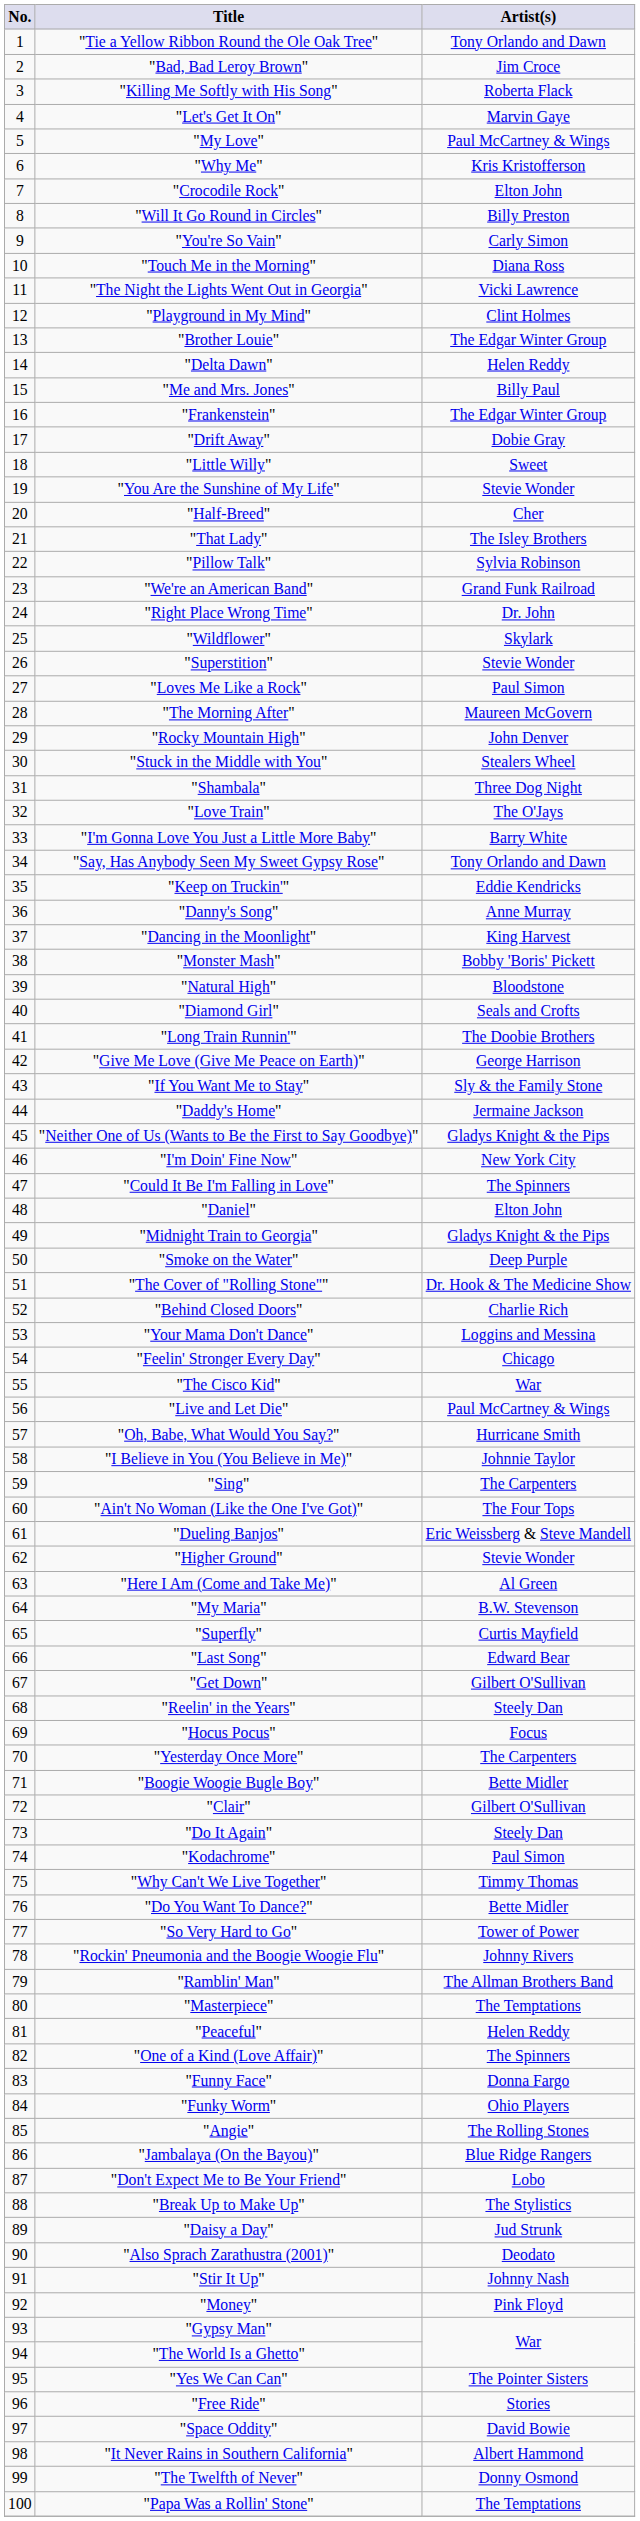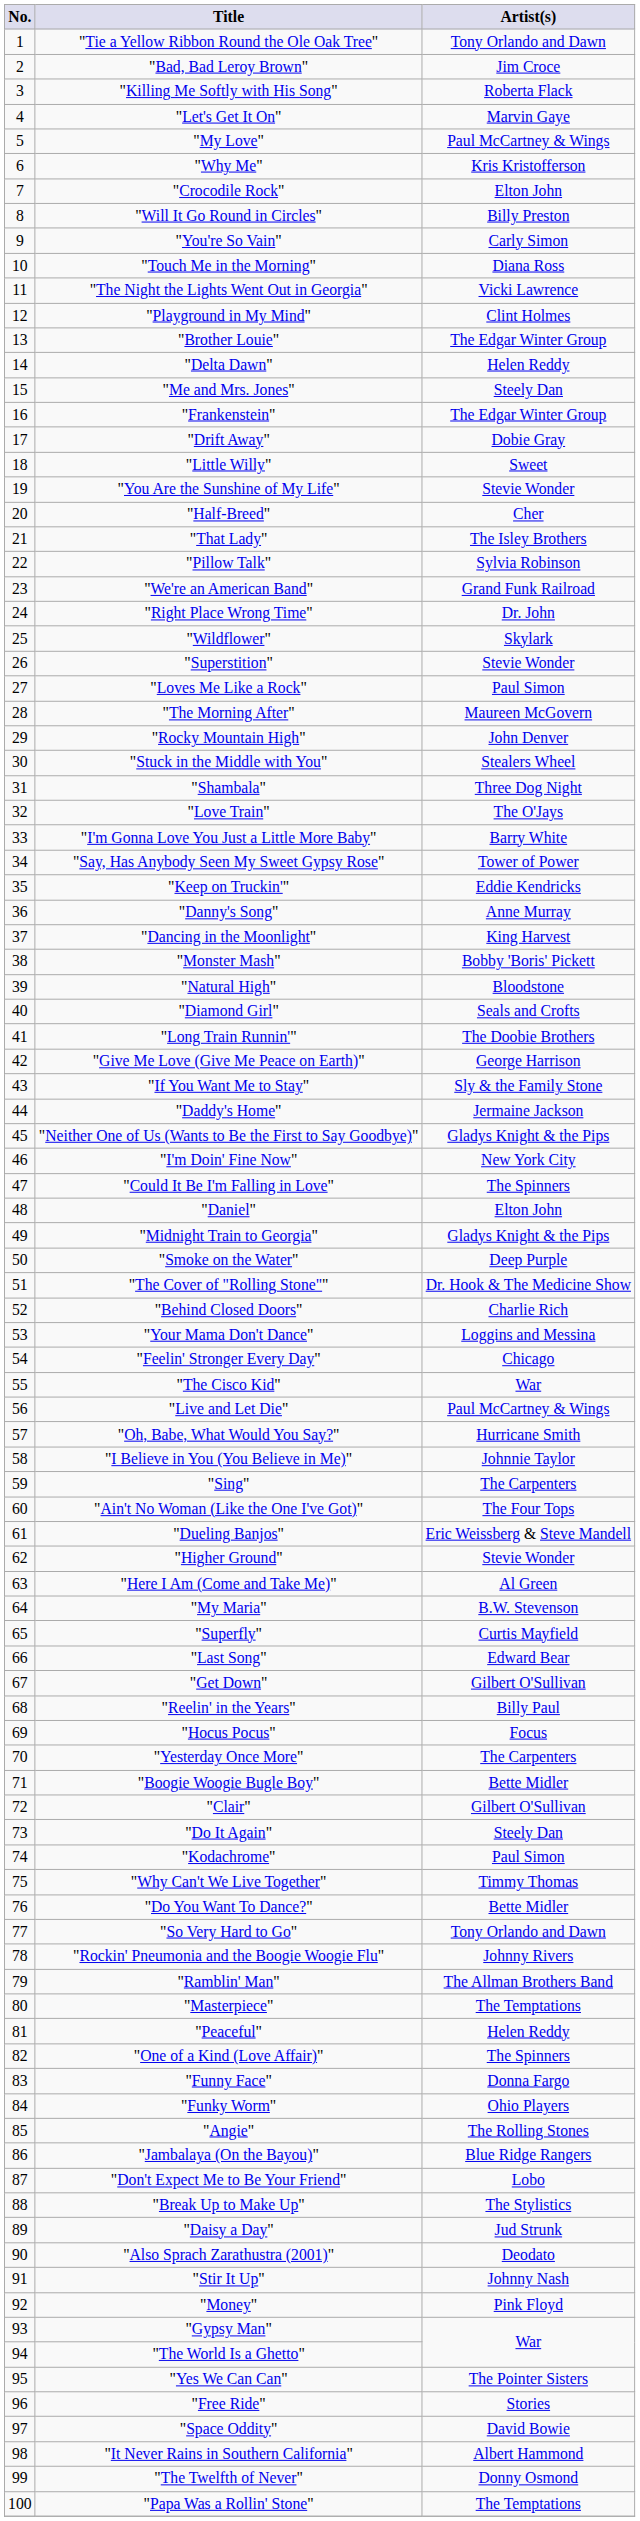(528, 389) Billy Paul -> (528, 389) Steely Dan
(528, 862) Tony Orlando and Dawn -> (528, 862) Tower of Power
(528, 1707) Steely Dan -> (528, 1707) Billy Paul
(528, 1931) Tower of Power -> (528, 1931) Tony Orlando and Dawn
